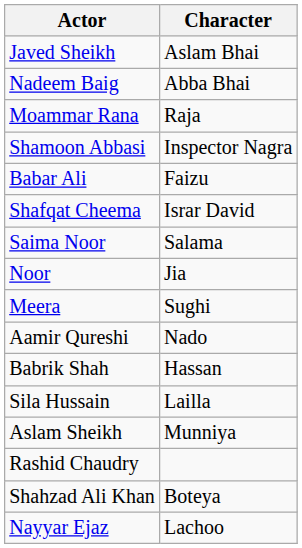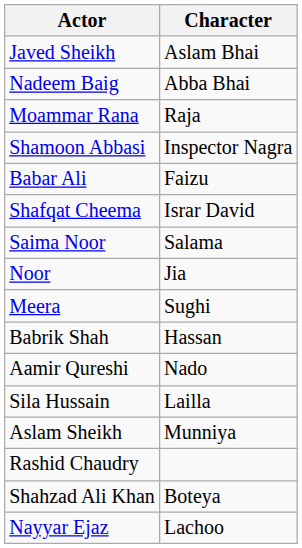rows swapped: (69, 337) <-> (59, 369)
